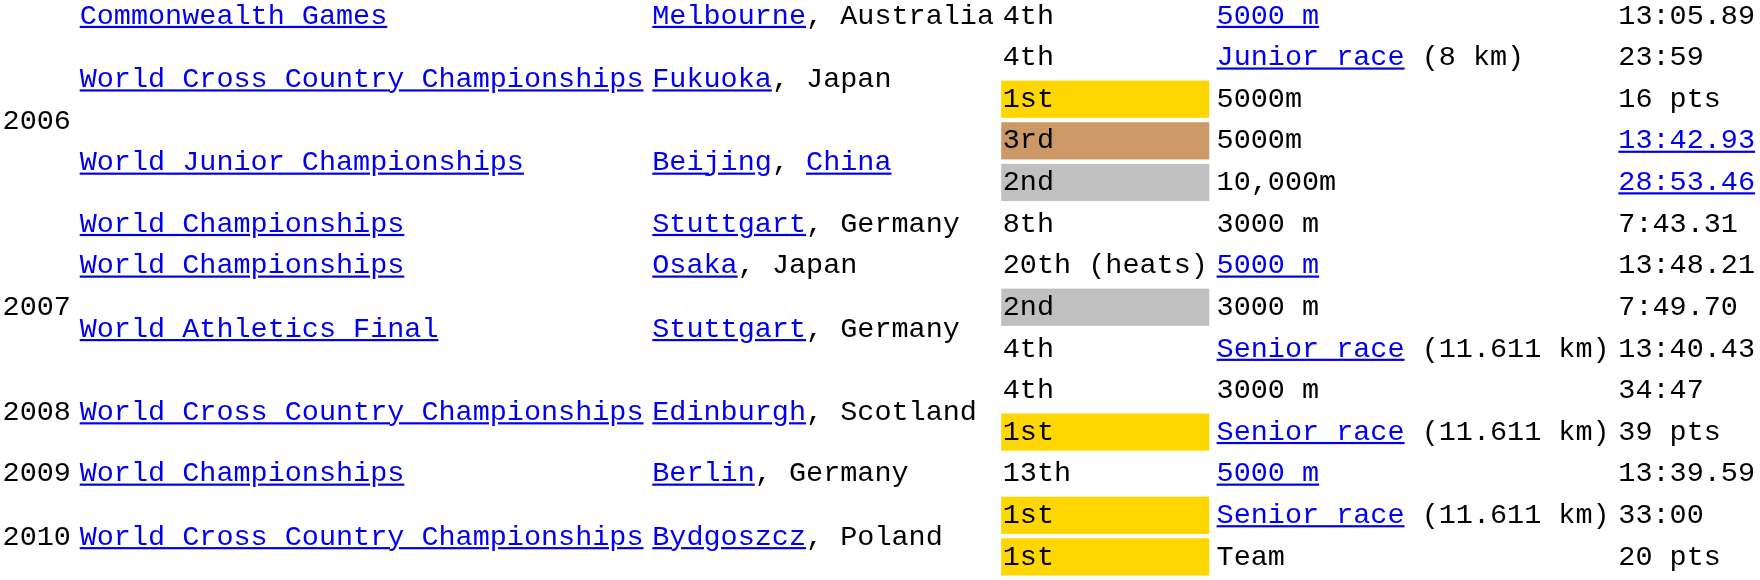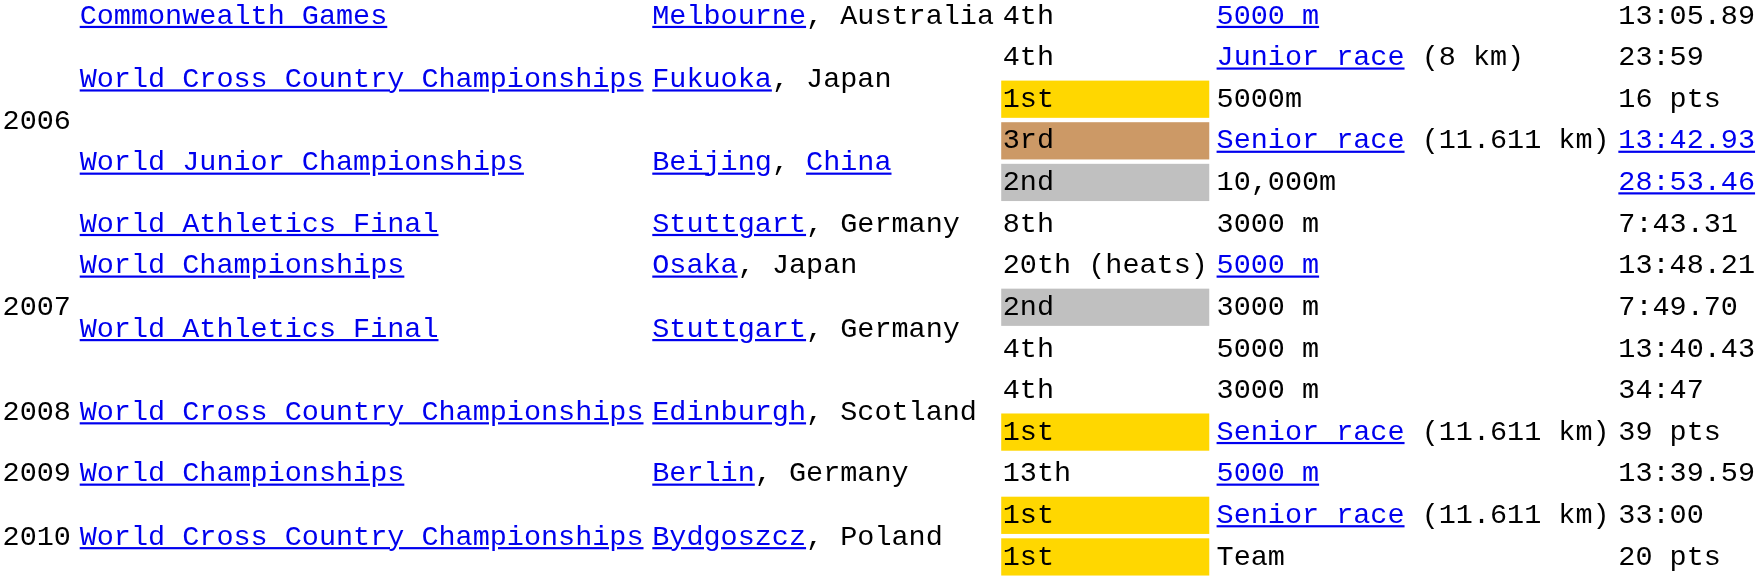(1259, 141) 5000m -> (1413, 141) Senior race (11.611 km)
(242, 224) World Championships -> (259, 224) World Athletics Final
(1413, 349) Senior race (11.611 km) -> (1268, 349) 5000 m
